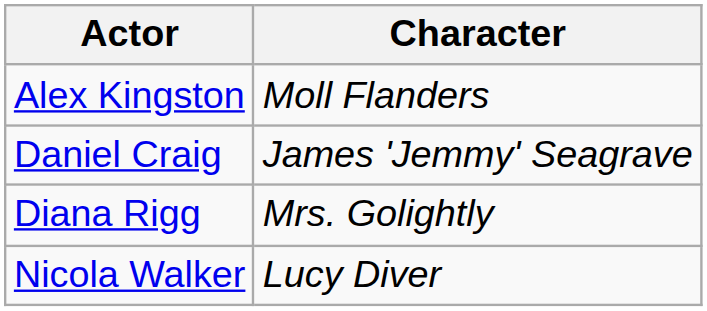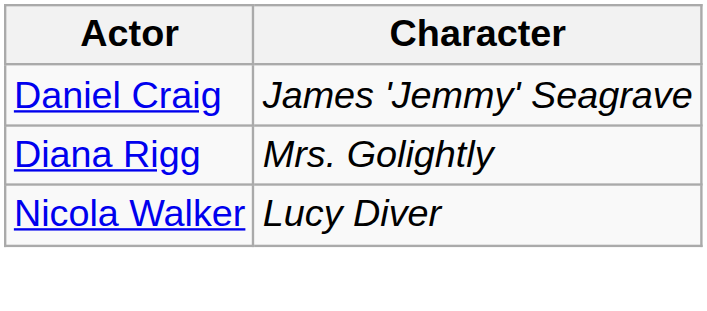- row: (129, 94)
